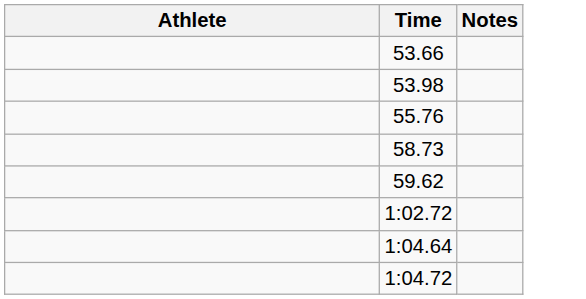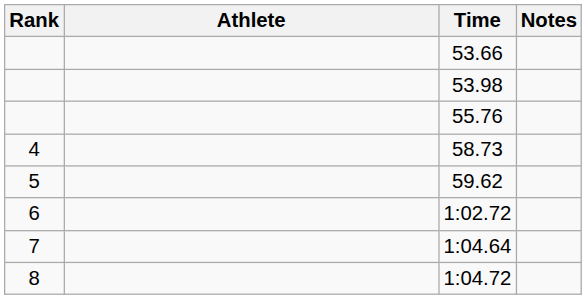+ column: (34, 20)
